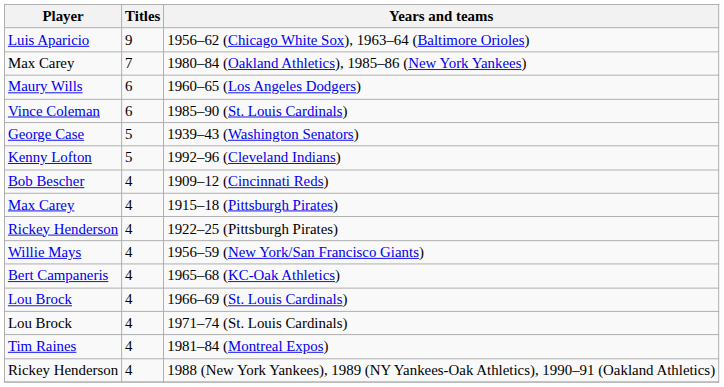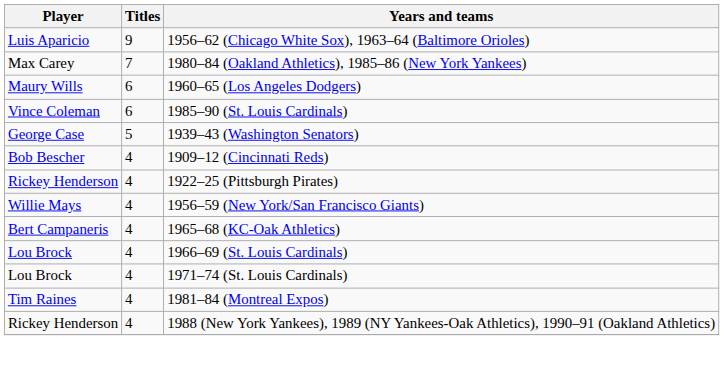- row: (254, 157)
- row: (253, 205)
